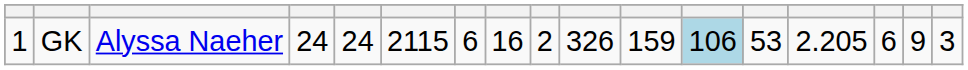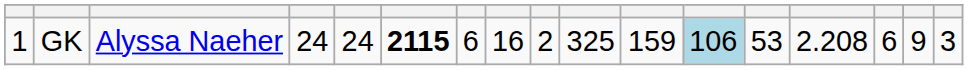(418, 40) normal -> (418, 40) bold
(590, 40) 326 -> (591, 40) 325
(831, 40) 2.205 -> (832, 40) 2.208
